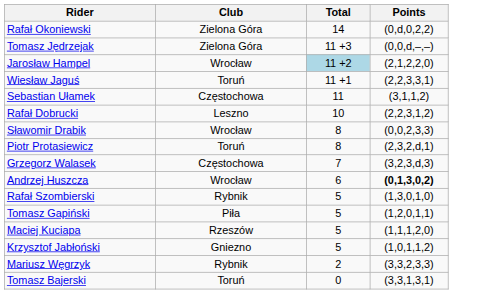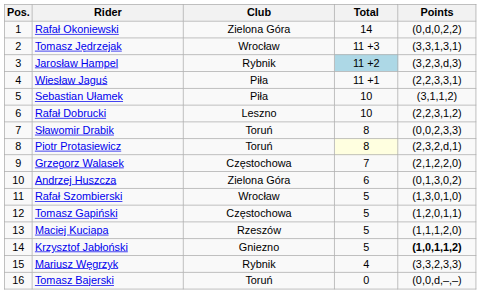+ column: (18, 13)
(231, 46) Zielona Góra -> (259, 46) Wrocław
(409, 46) (0,0,d,–,–) -> (437, 46) (3,3,1,3,1)
(231, 63) Wrocław -> (259, 63) Rybnik
(409, 63) (2,1,2,2,0) -> (437, 63) (3,2,3,d,3)
(231, 80) Toruń -> (259, 80) Piła
(231, 96) Częstochowa -> (259, 96) Piła
(338, 96) 11 -> (366, 96) 10
(231, 130) Wrocław -> (259, 130) Toruń
(338, 147) no background -> (366, 147) lightyellow background
(409, 163) (3,2,3,d,3) -> (437, 163) (2,1,2,2,0)
(231, 180) Wrocław -> (259, 180) Zielona Góra
(409, 180) bold -> (437, 180) normal
(231, 197) Rybnik -> (259, 197) Wrocław
(231, 214) Piła -> (259, 214) Częstochowa
(409, 247) normal -> (437, 247) bold
(338, 264) 2 -> (366, 264) 4
(409, 281) (3,3,1,3,1) -> (437, 281) (0,0,d,–,–)
